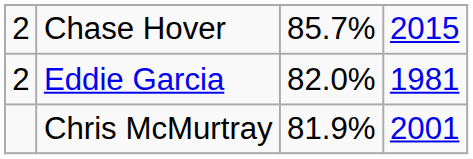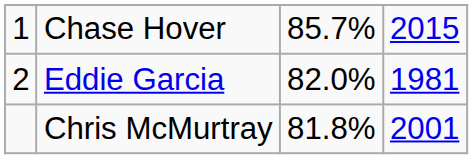(21, 29) 2 -> (21, 29) 1
(331, 128) 81.9% -> (331, 128) 81.8%
